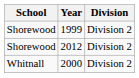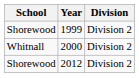rows swapped: (71, 64) <-> (71, 47)
